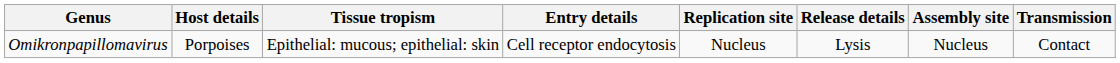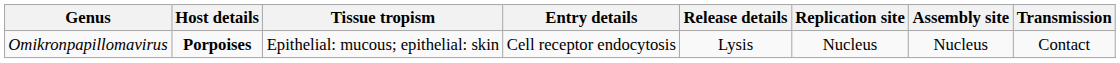columns swapped: (853, 17) <-> (738, 17)
(217, 44) normal -> (217, 44) bold
